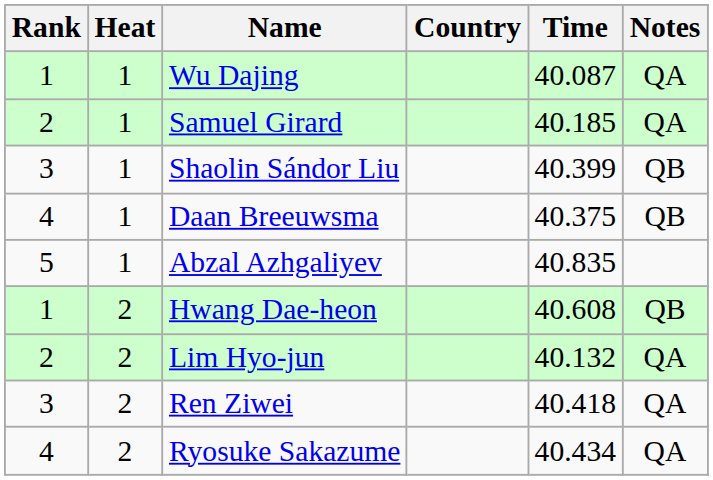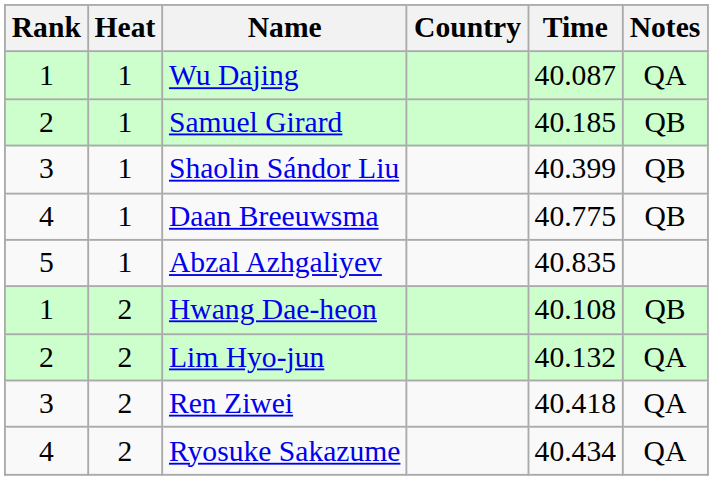(665, 121) QA -> (665, 121) QB
(575, 215) 40.375 -> (575, 215) 40.775
(575, 309) 40.608 -> (575, 309) 40.108
